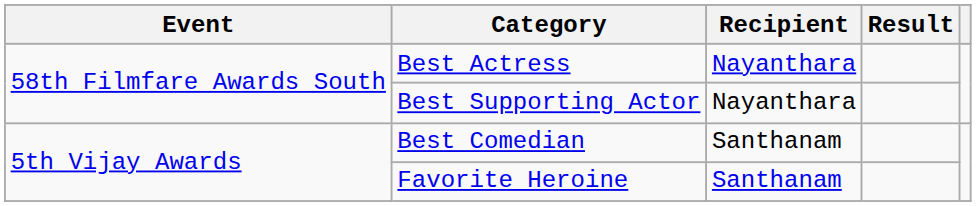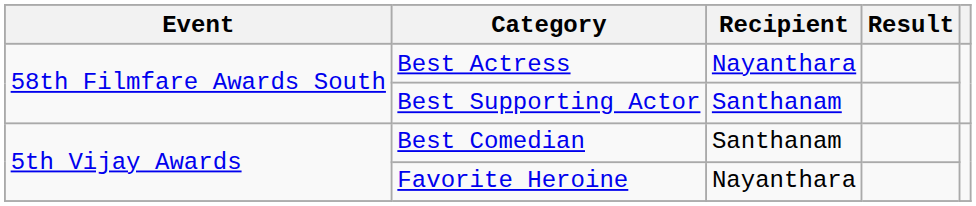(784, 103) Nayanthara -> (777, 103) Santhanam
(777, 181) Santhanam -> (784, 181) Nayanthara
